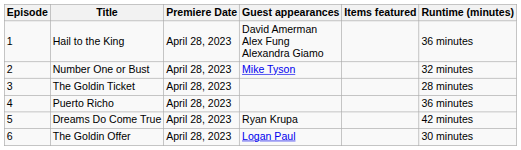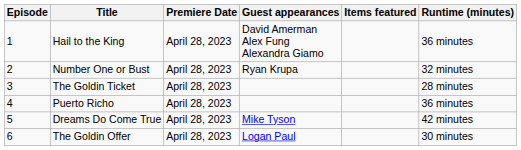(269, 70) Mike Tyson -> (270, 70) Ryan Krupa
(270, 120) Ryan Krupa -> (269, 120) Mike Tyson
